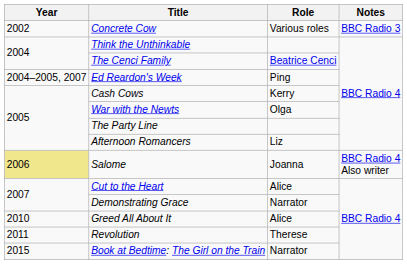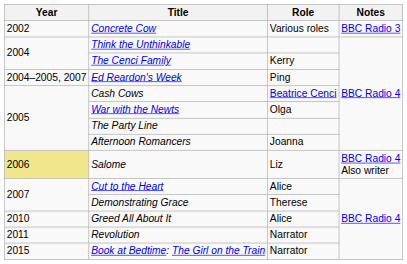(303, 61) Beatrice Cenci -> (282, 61) Kerry
(282, 93) Kerry -> (303, 93) Beatrice Cenci
(276, 142) Liz -> (287, 142) Joanna
(287, 164) Joanna -> (276, 164) Liz
(289, 202) Narrator -> (289, 202) Therese
(289, 235) Therese -> (289, 235) Narrator
